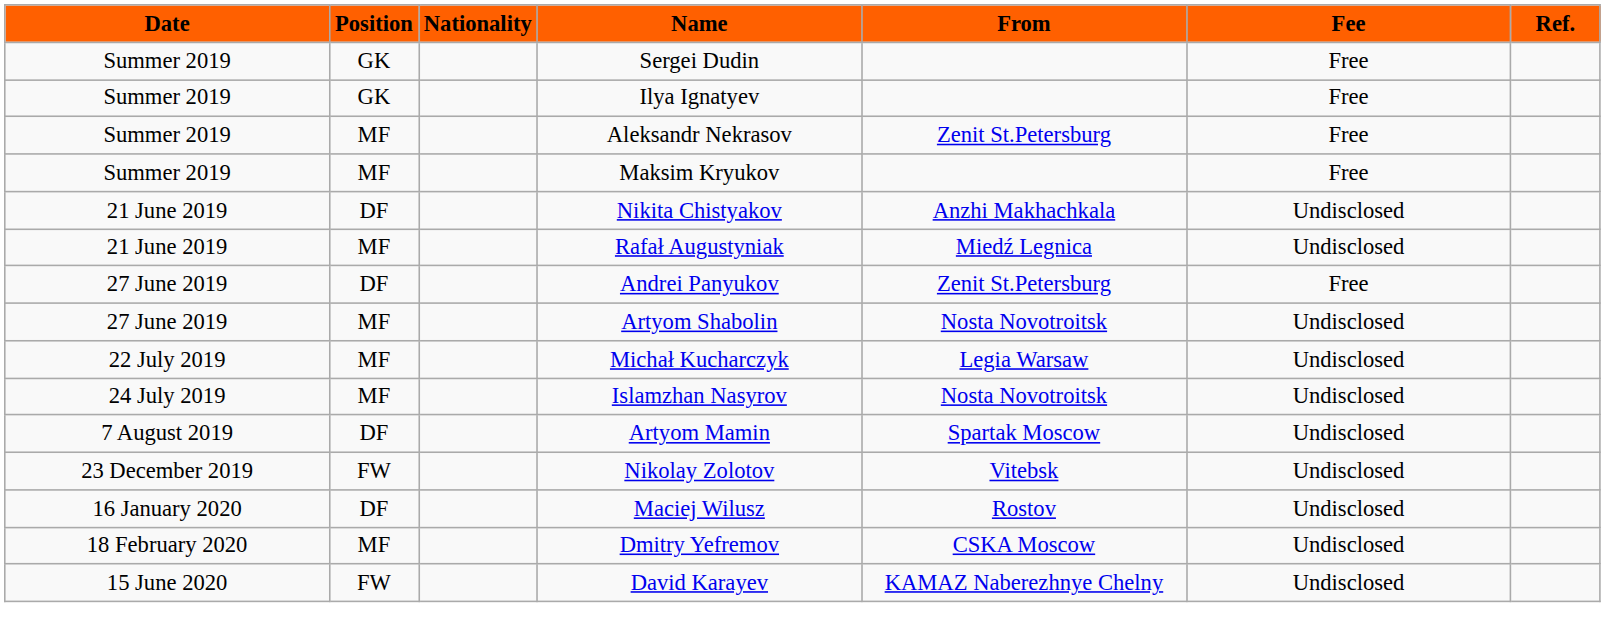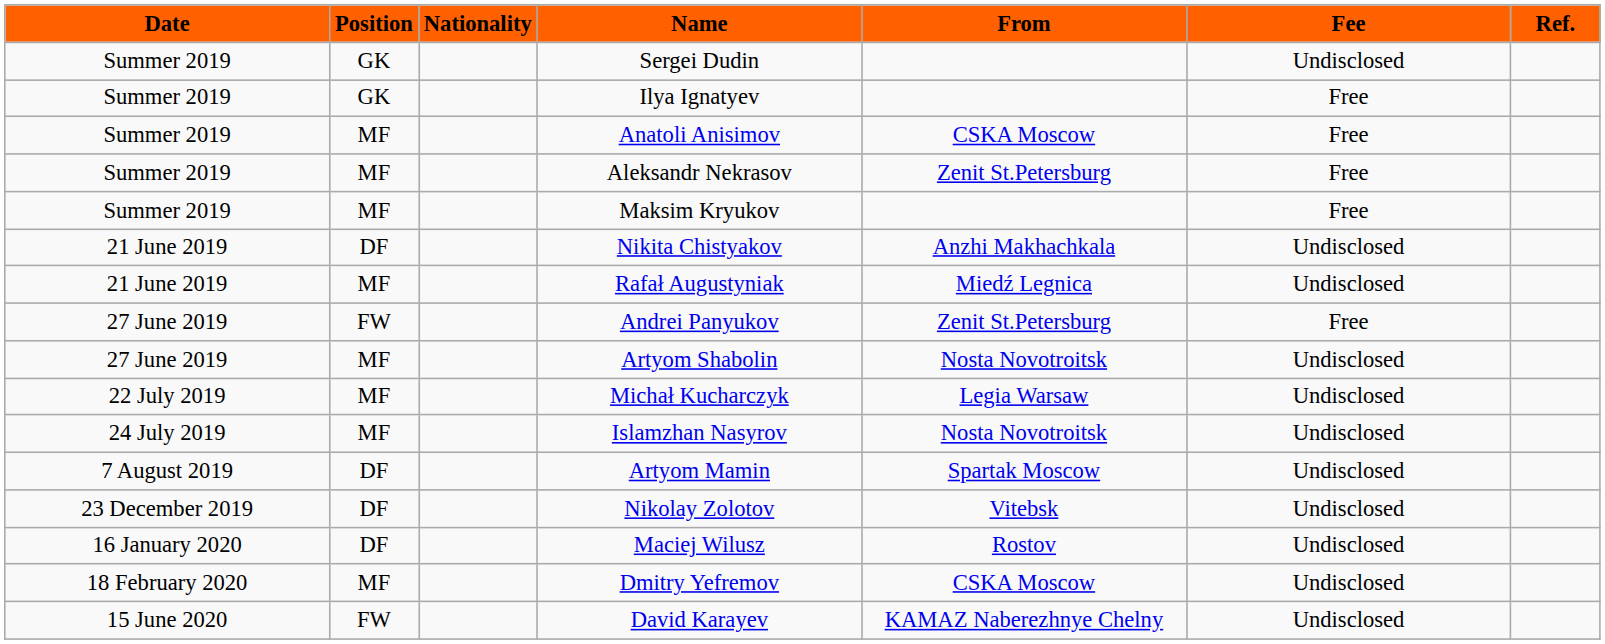(1349, 60) Free -> (1349, 60) Undisclosed
+ row: (699, 135)
(374, 284) DF -> (374, 321) FW
(374, 470) FW -> (374, 508) DF
